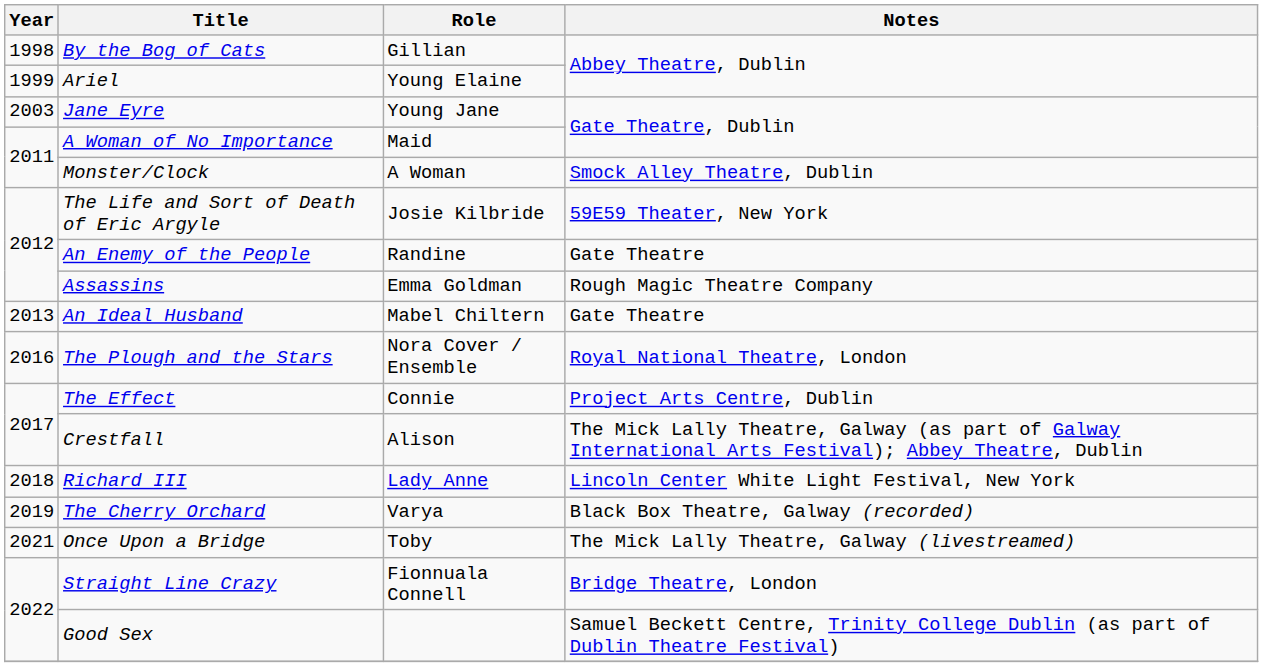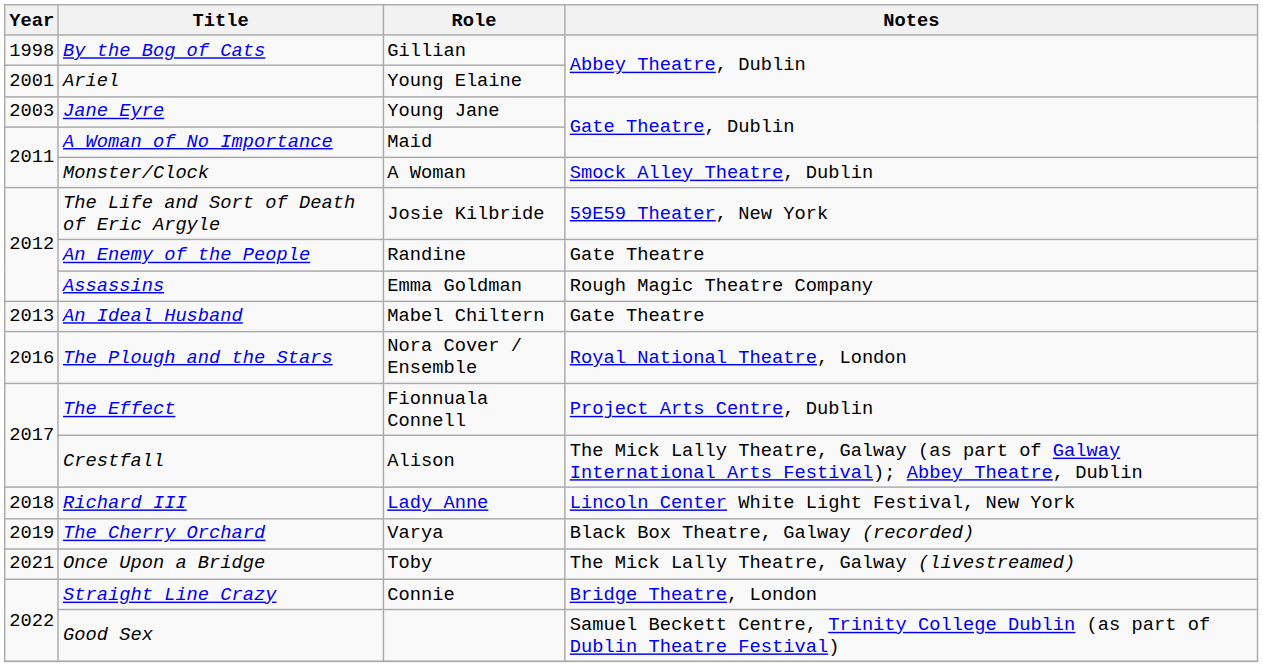(32, 81) 1999 -> (32, 81) 2001
(421, 399) Connie -> (438, 410) Fionnuala Connell
(438, 584) Fionnuala Connell -> (421, 595) Connie
